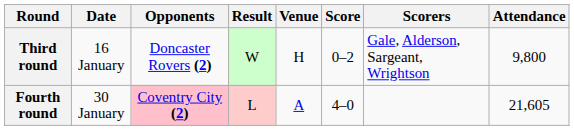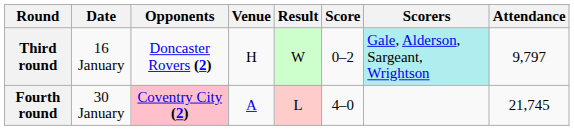columns swapped: (299, 16) <-> (252, 16)
(414, 56) no background -> (414, 56) paleturquoise background
(529, 56) 9,800 -> (529, 56) 9,797
(529, 105) 21,605 -> (529, 105) 21,745
